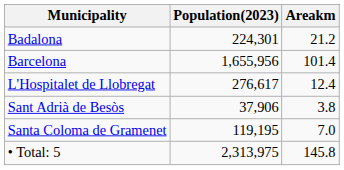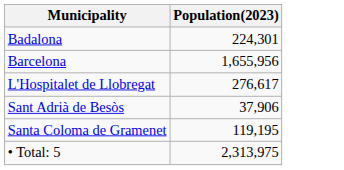- column: (310, 15)
